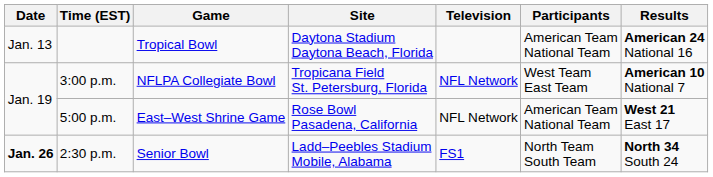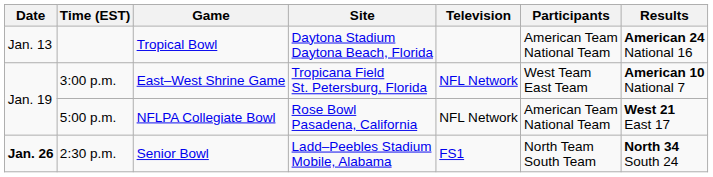(206, 81) NFLPA Collegiate Bowl -> (211, 81) East–West Shrine Game
(211, 117) East–West Shrine Game -> (206, 117) NFLPA Collegiate Bowl
